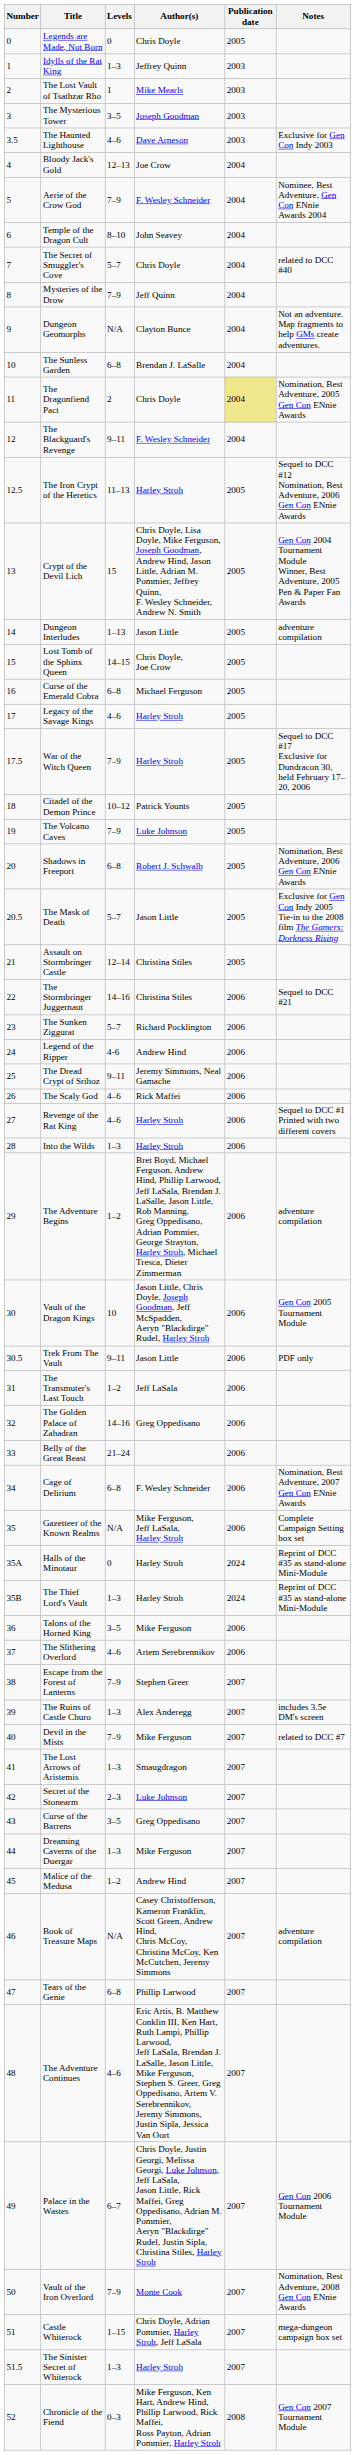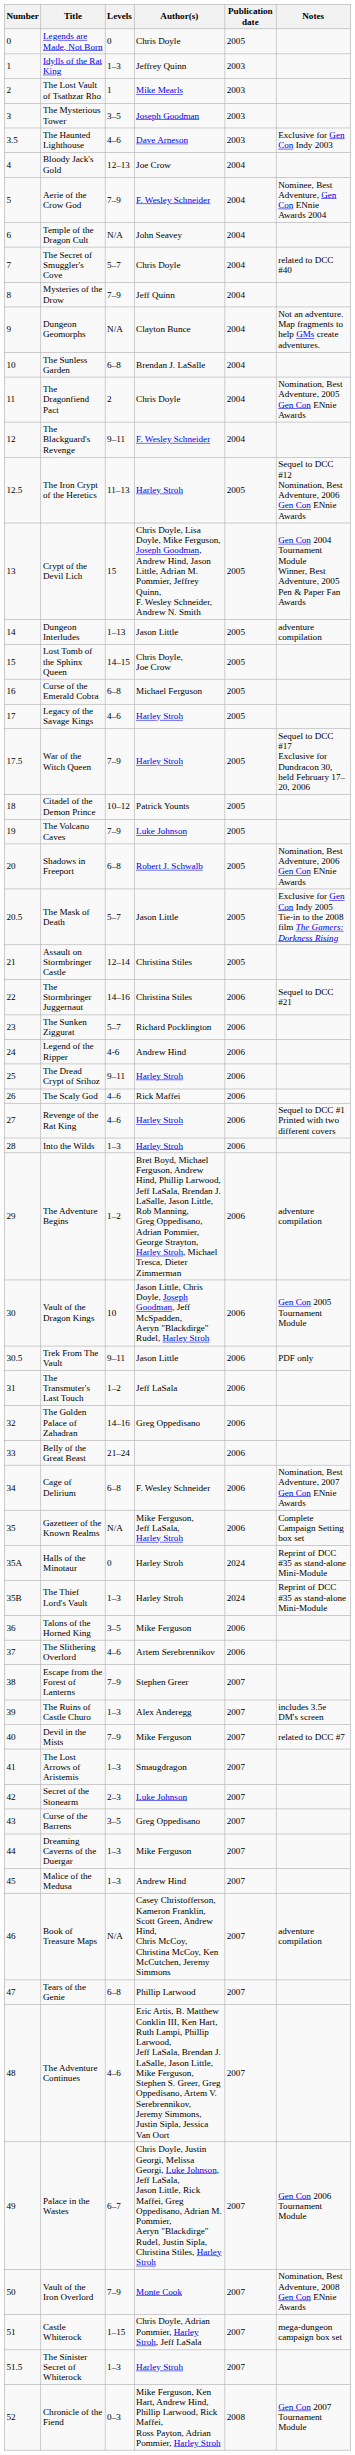(116, 235) 8–10 -> (115, 235) N/A
(236, 399) khaki background -> (236, 399) no background
(179, 1076) Jeremy Simmons, Neal Gamache -> (160, 1076) Harley Stroh
(114, 1881) 1–2 -> (114, 1881) 1–3
